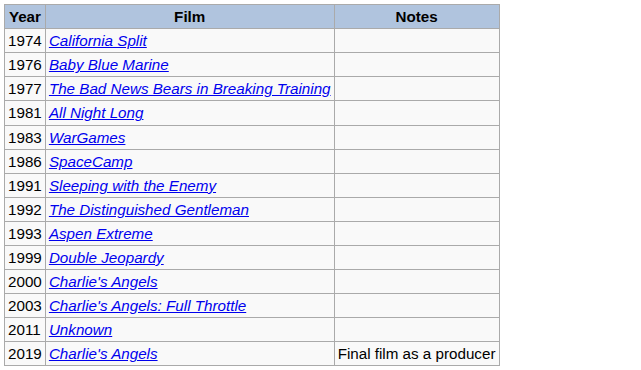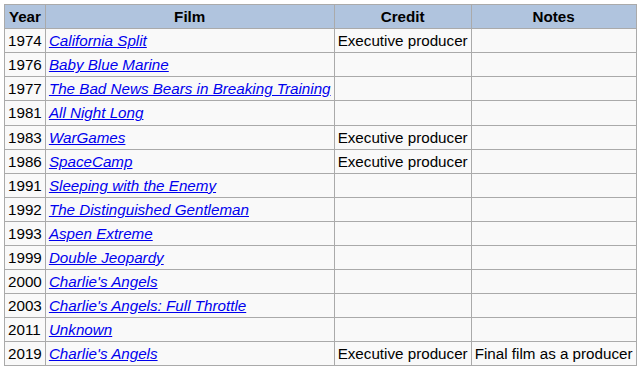+ column: (403, 17)
